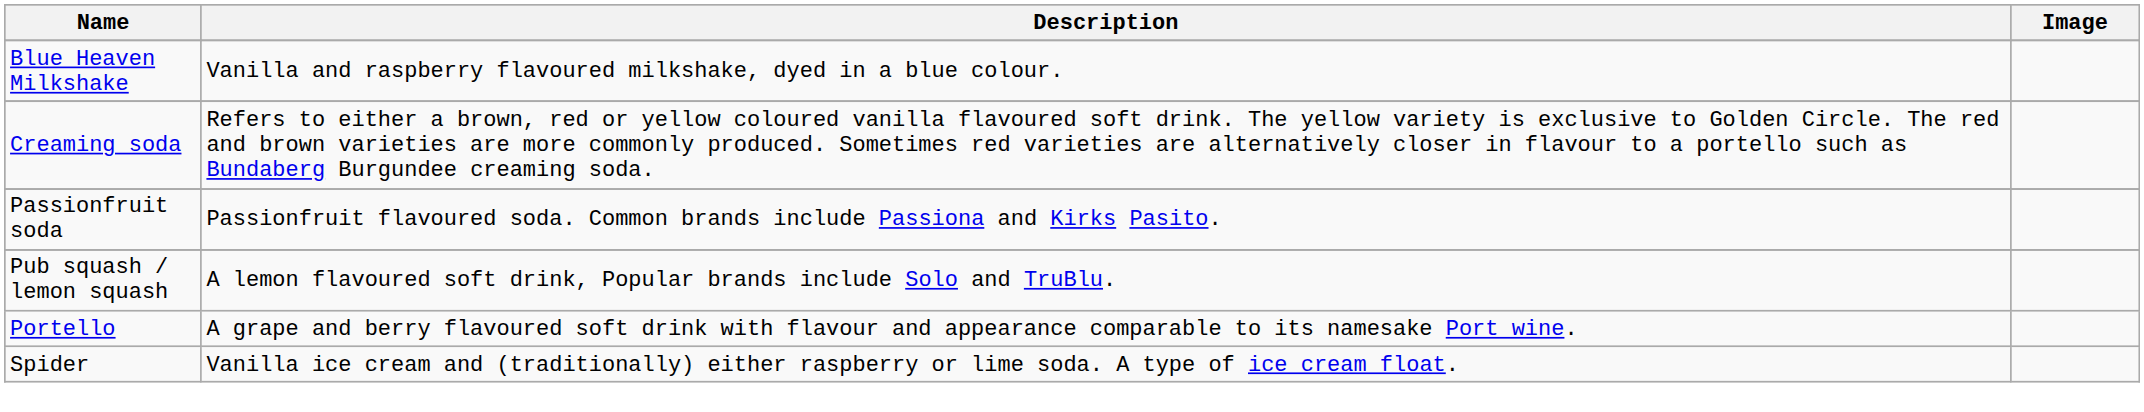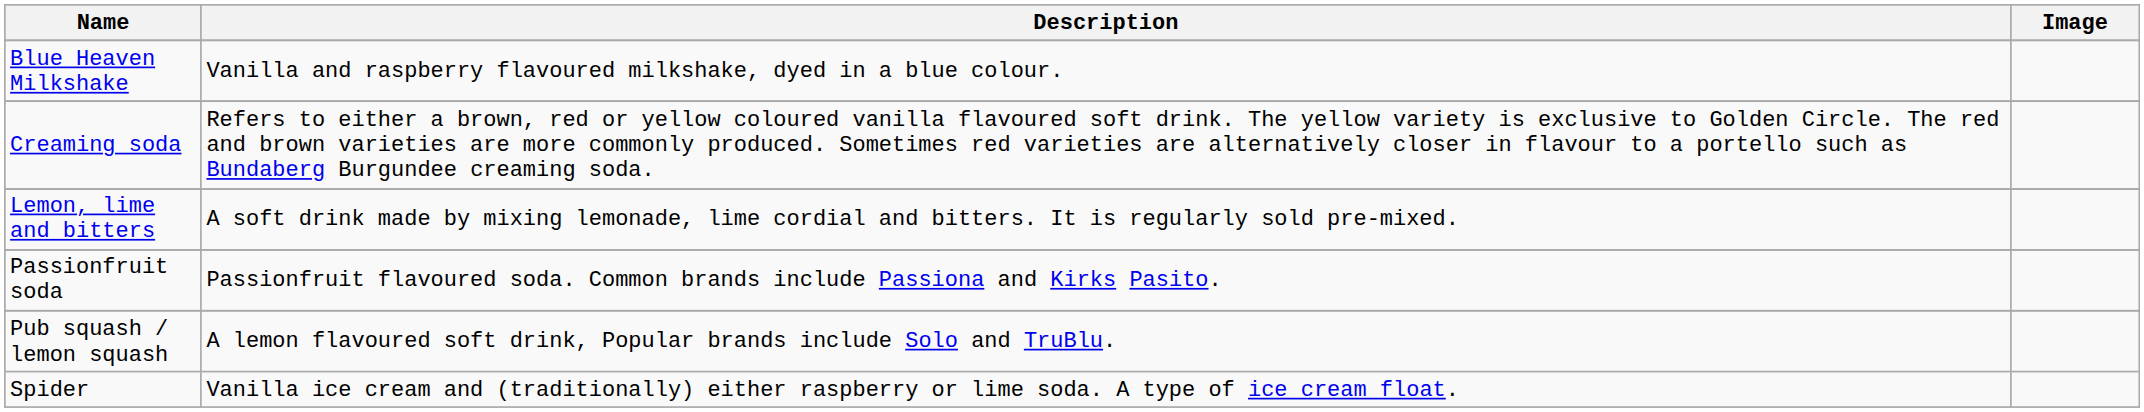+ row: (83, 219)
- row: (63, 329)
